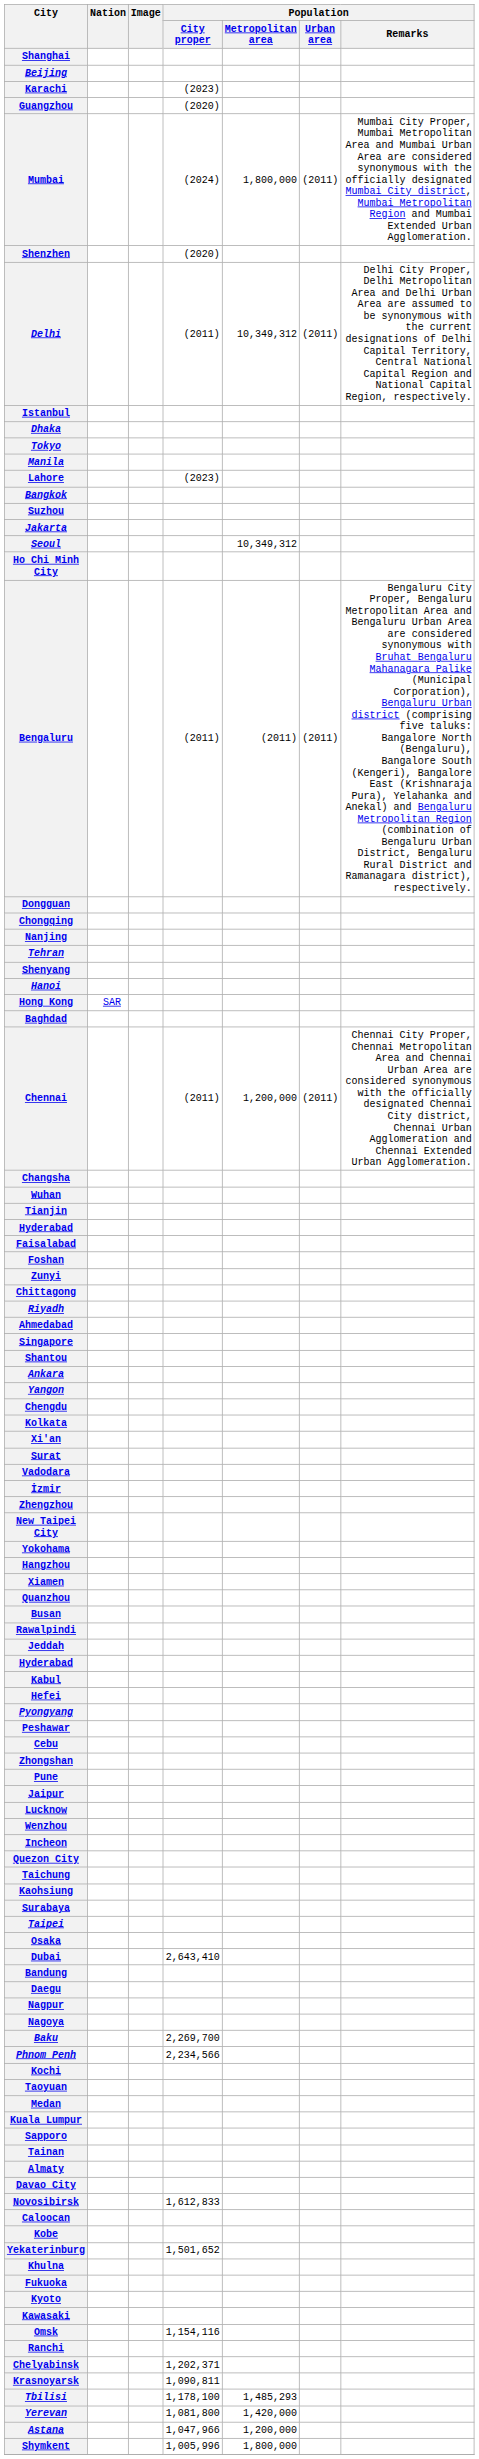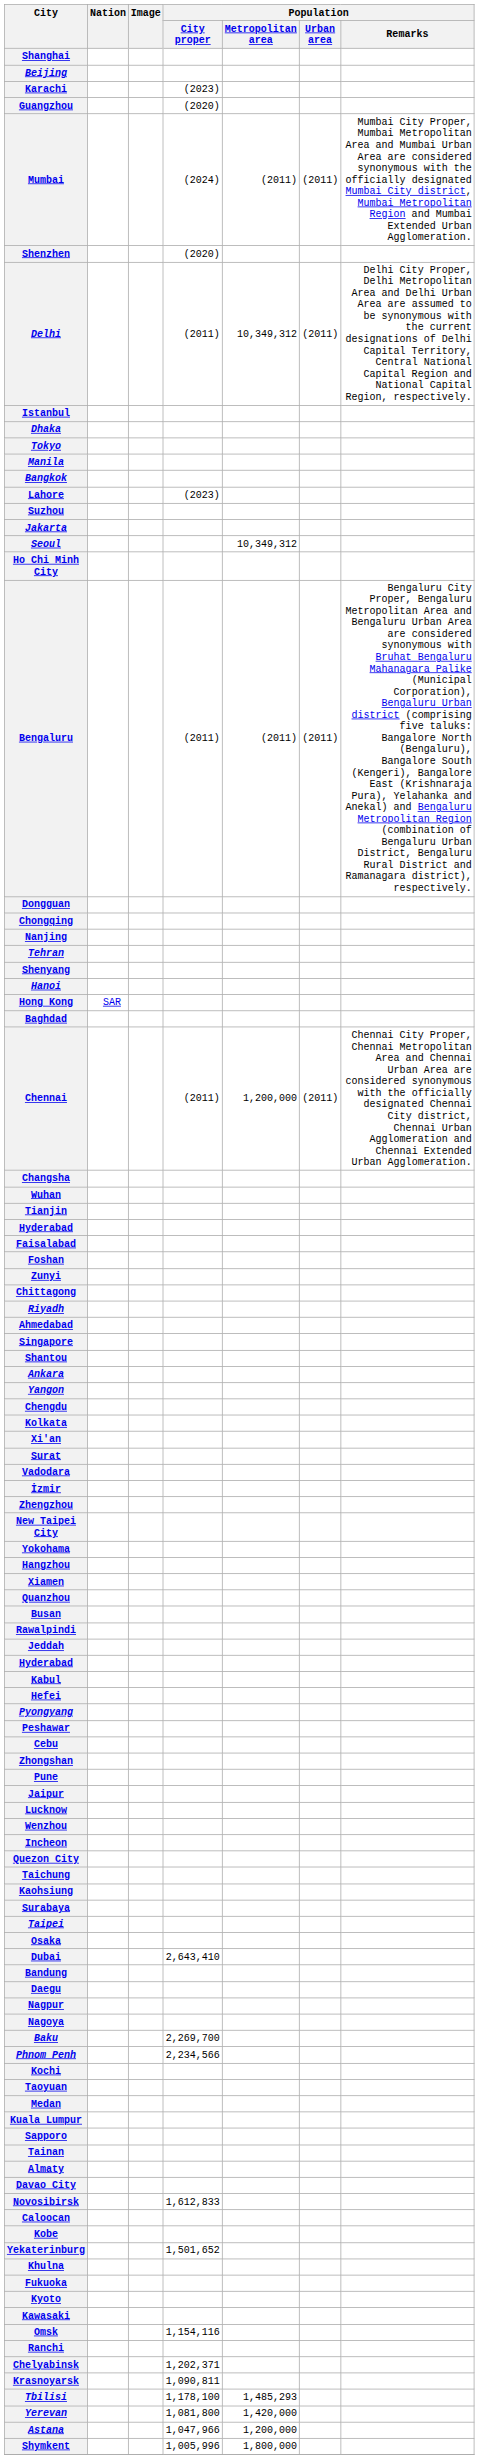(270, 180) 1,800,000 -> (279, 180) (2011)
rows swapped: (46, 479) <-> (46, 495)
